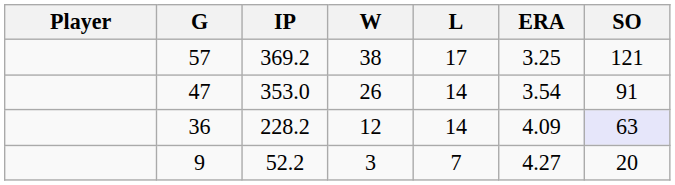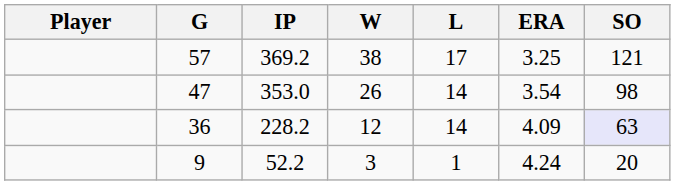(627, 92) 91 -> (627, 92) 98
(456, 162) 7 -> (456, 162) 1
(541, 162) 4.27 -> (541, 162) 4.24
